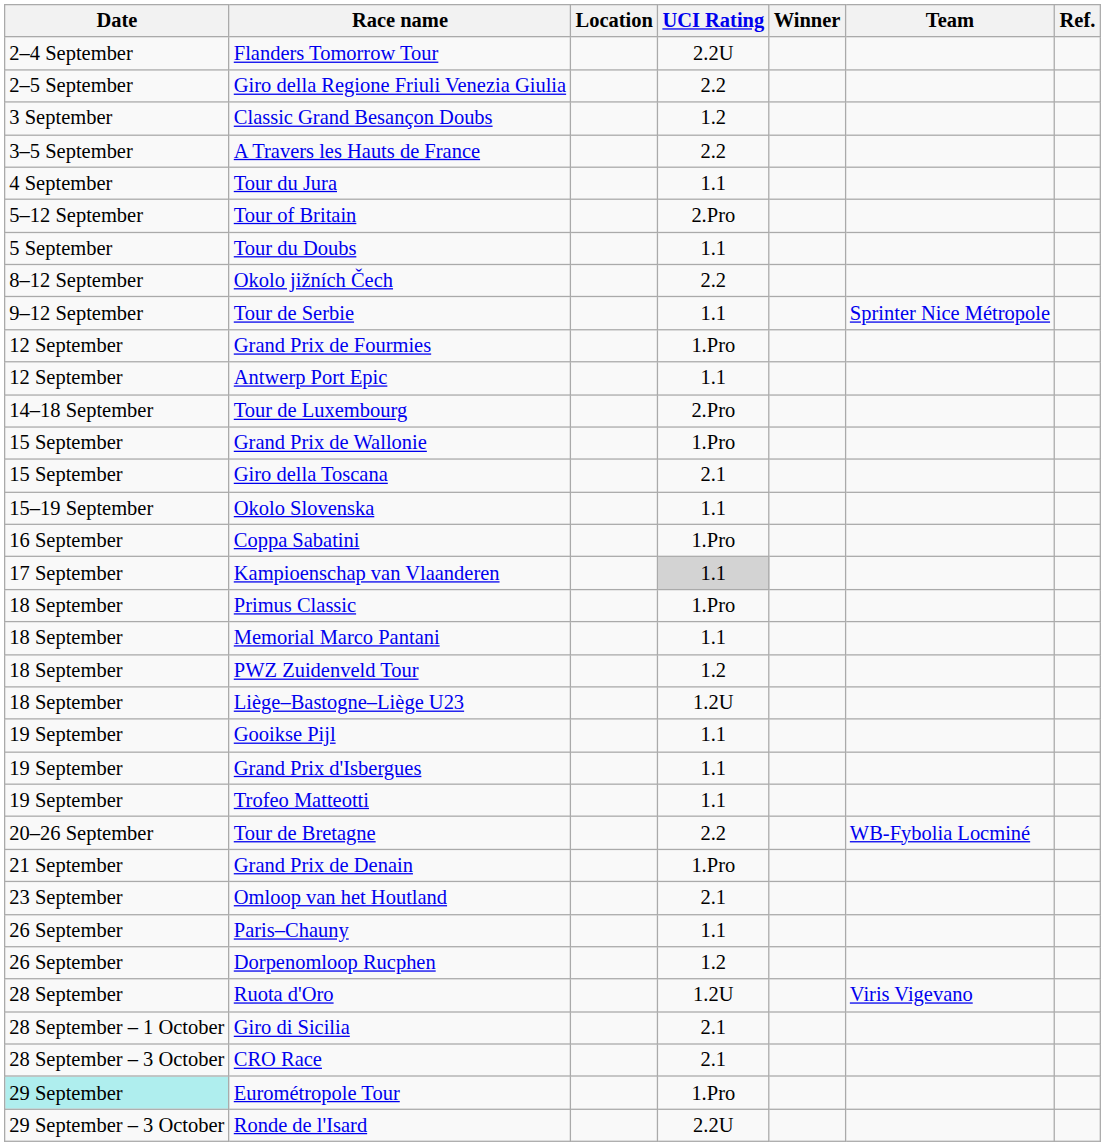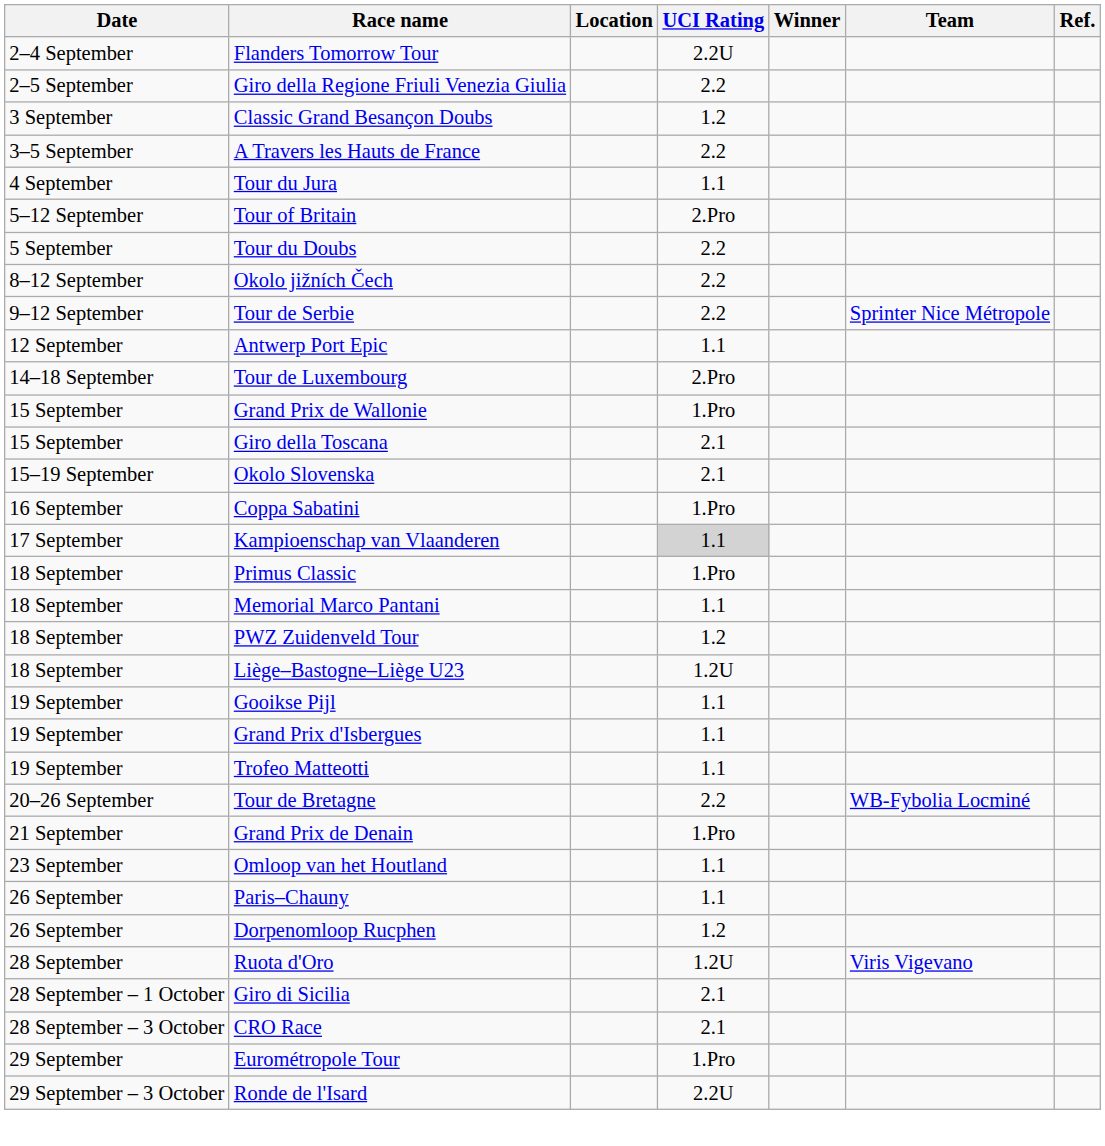(713, 248) 1.1 -> (713, 248) 2.2
(713, 313) 1.1 -> (713, 313) 2.2
- row: (332, 345)
(713, 507) 1.1 -> (713, 475) 2.1
(713, 897) 2.1 -> (713, 865) 1.1
(66, 1092) paleturquoise background -> (66, 1060) no background
